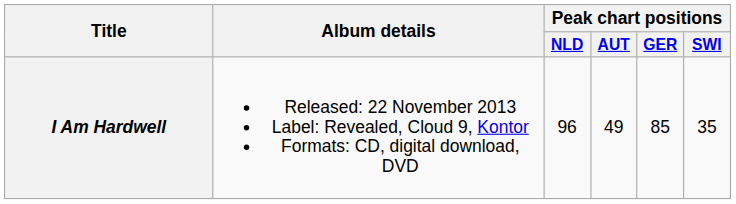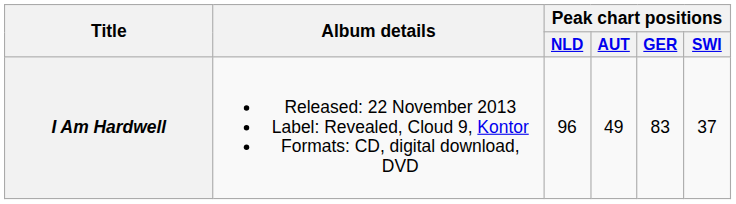(660, 127) 85 -> (660, 127) 83
(707, 127) 35 -> (707, 127) 37
